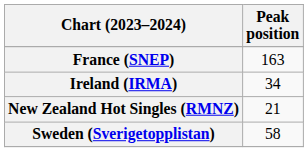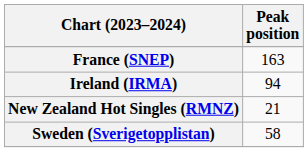(273, 84) 34 -> (273, 84) 94
